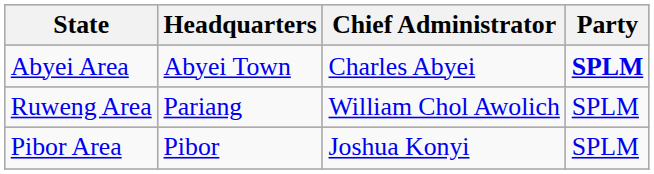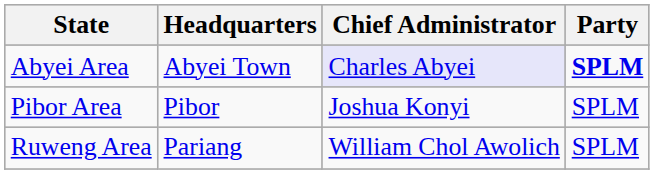(402, 65) no background -> (402, 65) lavender background
rows swapped: (66, 147) <-> (81, 106)
